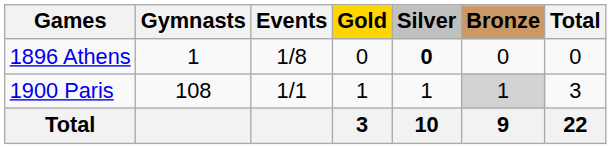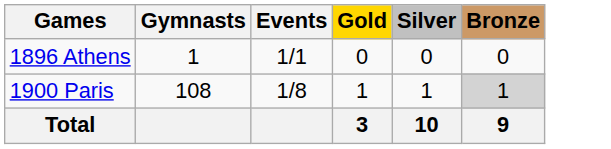- column: (575, 21)
(292, 56) 1/8 -> (292, 56) 1/1
(427, 56) bold -> (427, 56) normal
(292, 90) 1/1 -> (292, 90) 1/8
